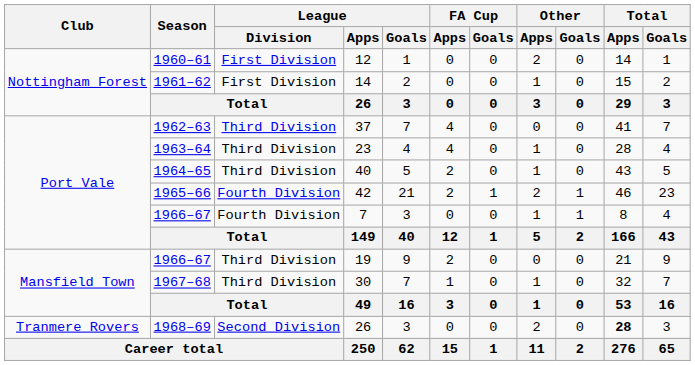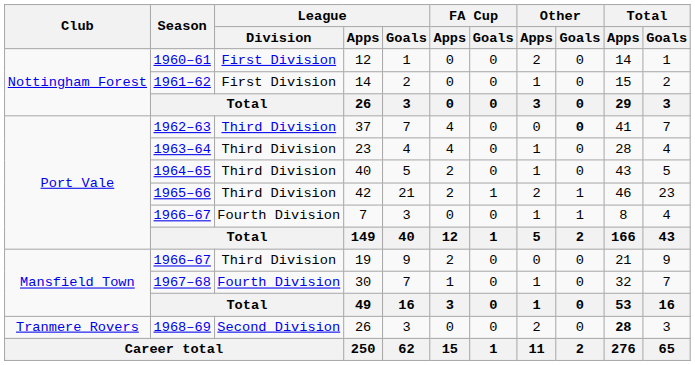(580, 127) normal -> (580, 127) bold
(279, 194) Fourth Division -> (279, 194) Third Division
(279, 283) Third Division -> (279, 283) Fourth Division
